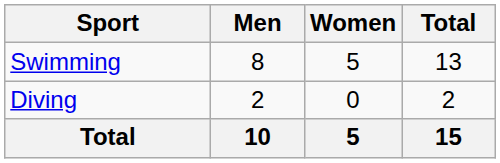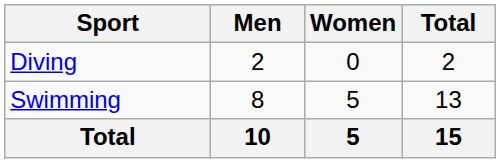rows swapped: (44, 99) <-> (66, 61)
